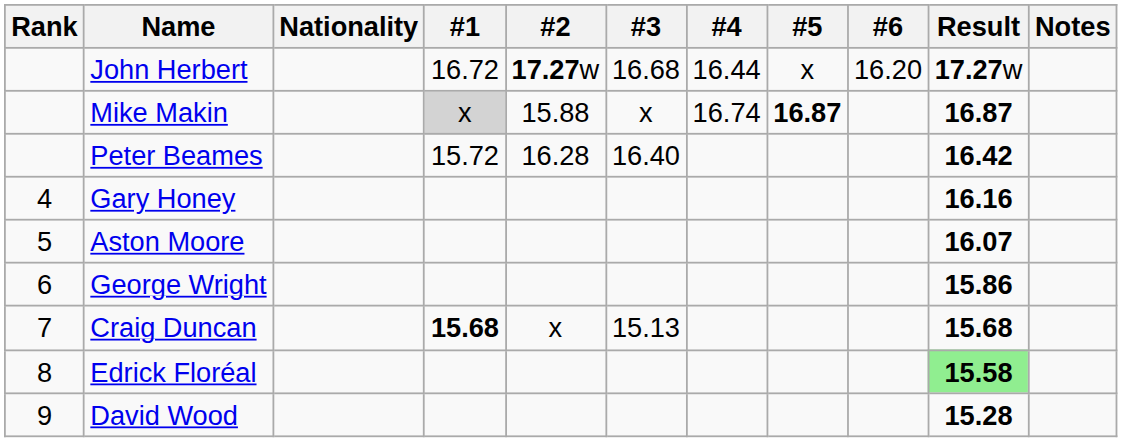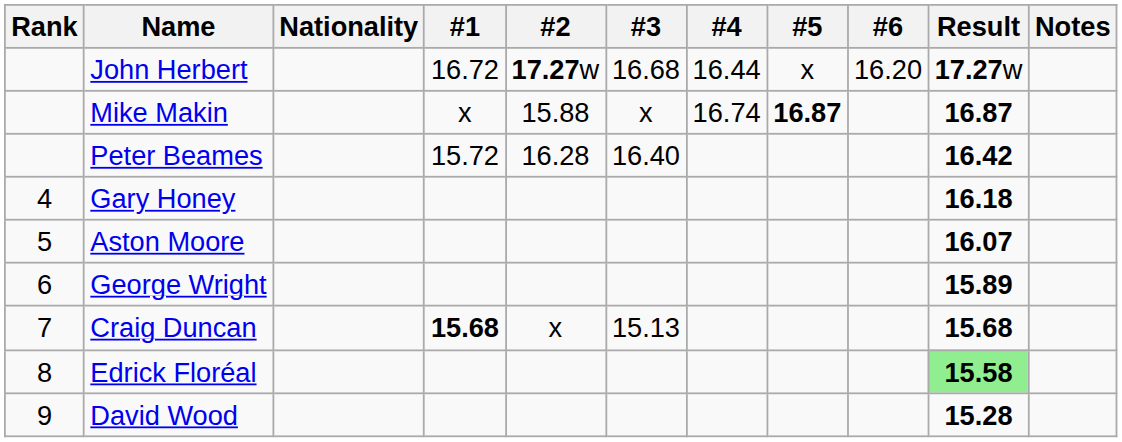(465, 113) lightgrey background -> (465, 113) no background
(979, 199) 16.16 -> (979, 199) 16.18
(979, 285) 15.86 -> (979, 285) 15.89
